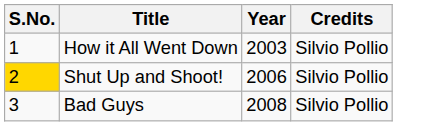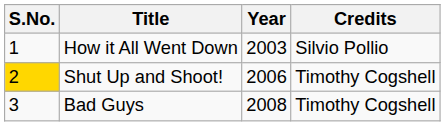(342, 76) Silvio Pollio -> (365, 76) Timothy Cogshell
(342, 105) Silvio Pollio -> (365, 105) Timothy Cogshell
